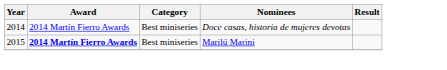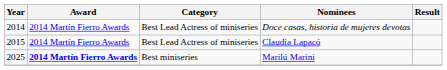(170, 27) Best miniseries -> (200, 27) Best Lead Actress of miniseries
+ row: (291, 42)
(16, 42) 2015 -> (16, 58) 2025
